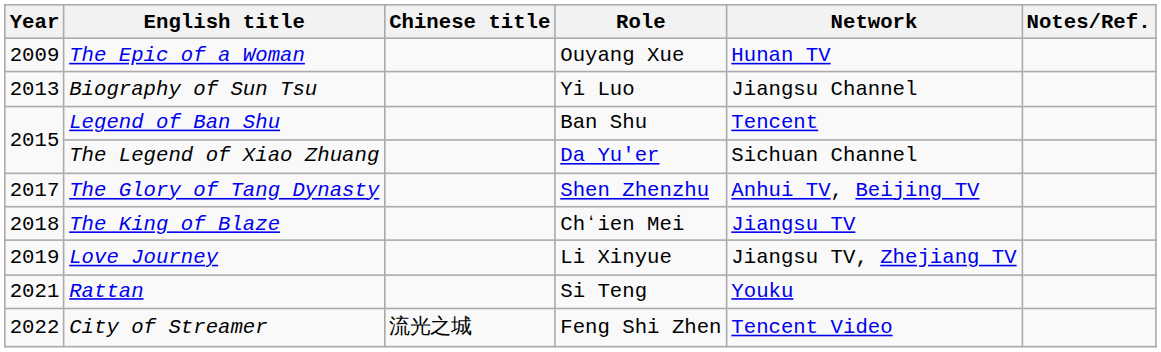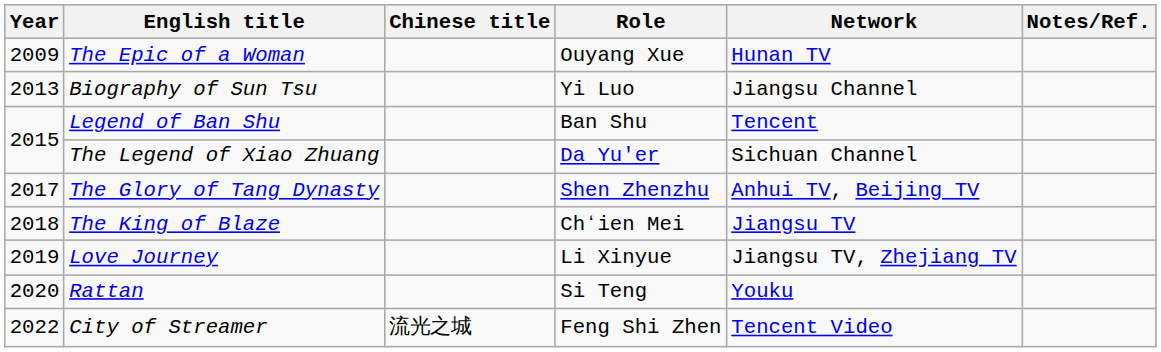(35, 291) 2021 -> (35, 291) 2020
